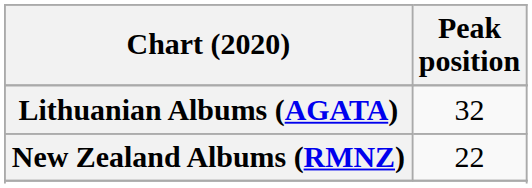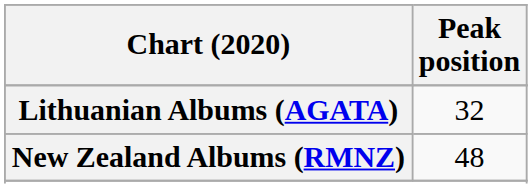(470, 156) 22 -> (470, 156) 48
